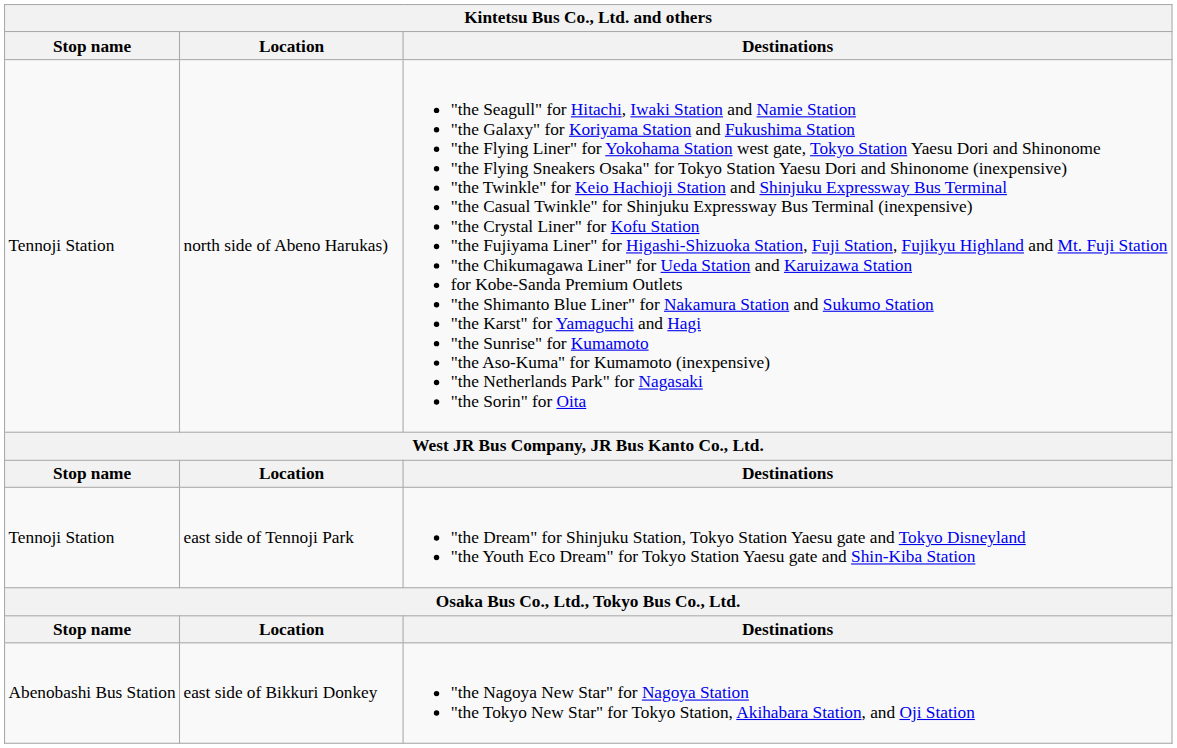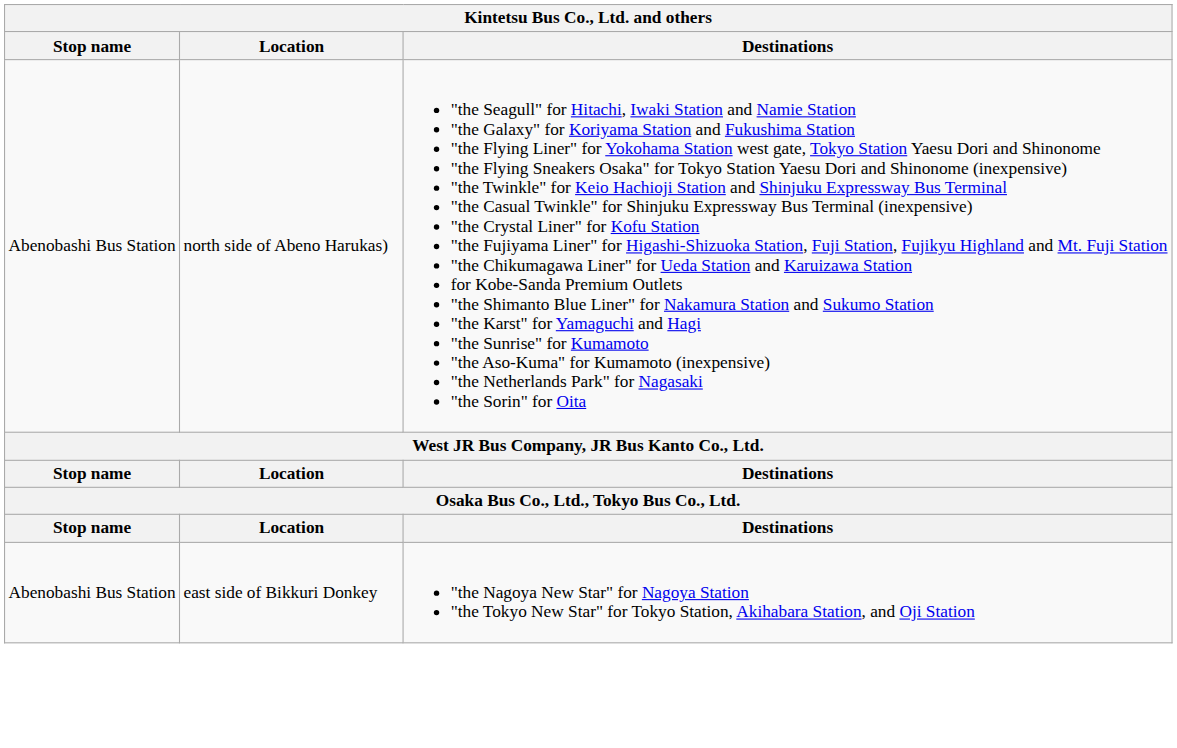(61, 245) Tennoji Station -> (92, 245) Abenobashi Bus Station
- row: (269, 537)
